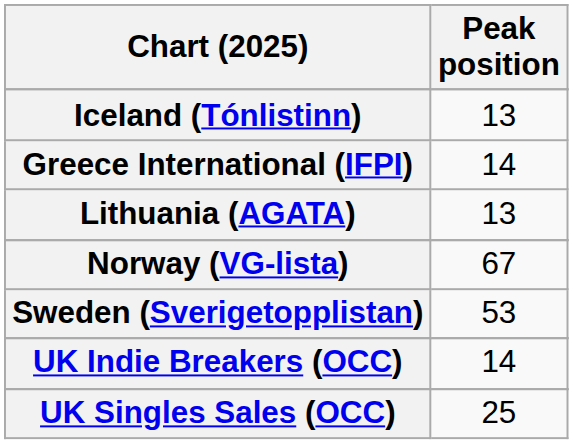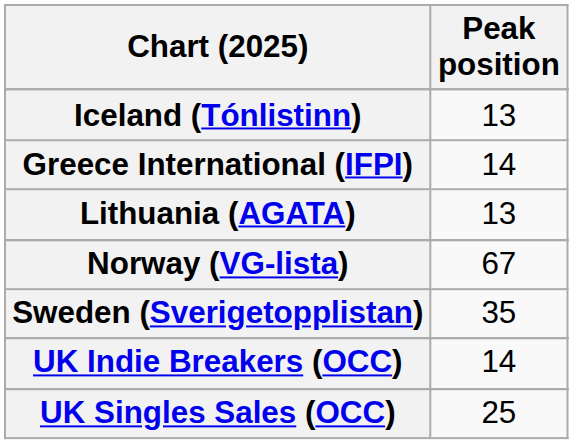(499, 313) 53 -> (499, 313) 35
